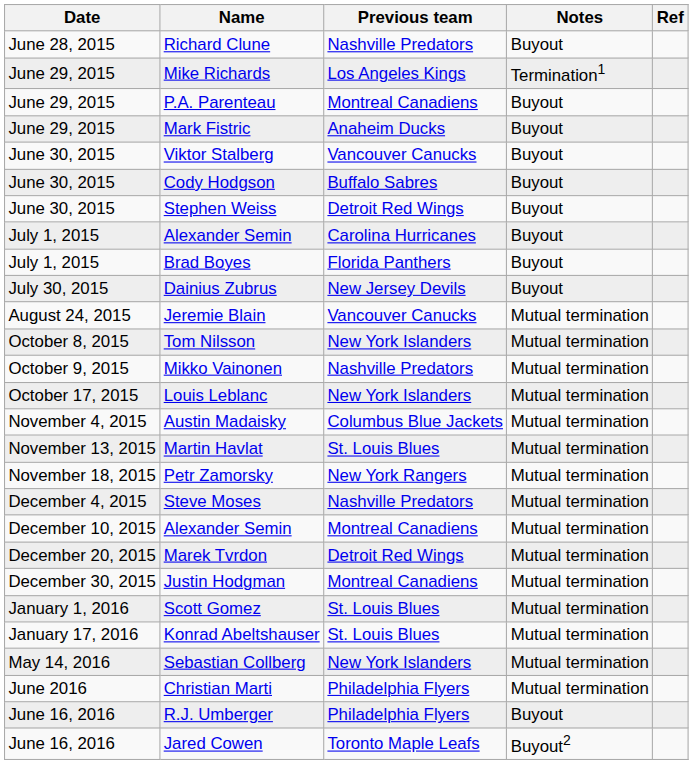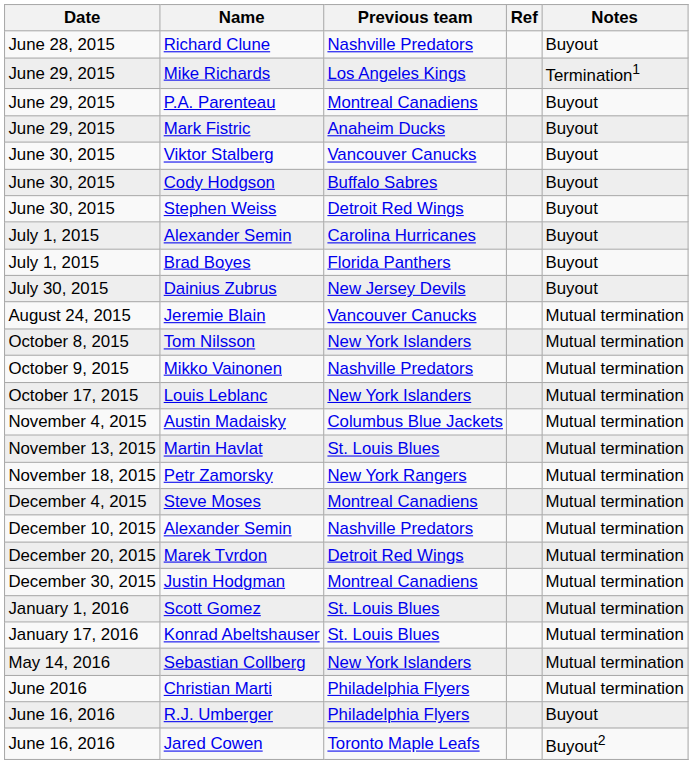columns swapped: (580, 17) <-> (670, 17)
(400, 501) Nashville Predators -> (403, 501) Montreal Canadiens
(403, 528) Montreal Canadiens -> (400, 528) Nashville Predators
